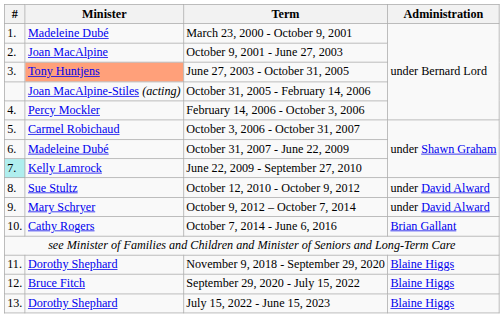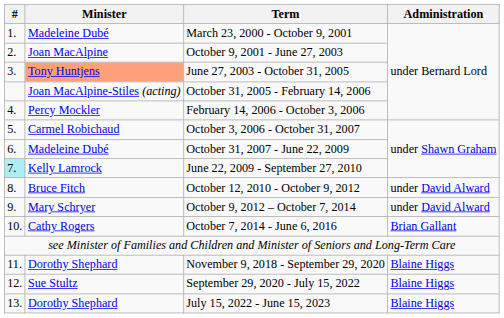(53, 187) Sue Stultz -> (57, 187) Bruce Fitch
(57, 284) Bruce Fitch -> (53, 284) Sue Stultz
